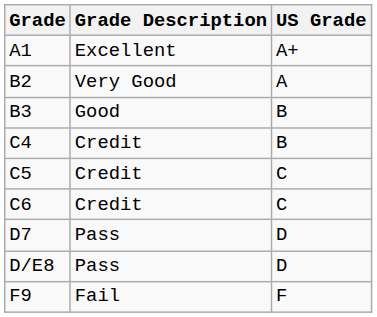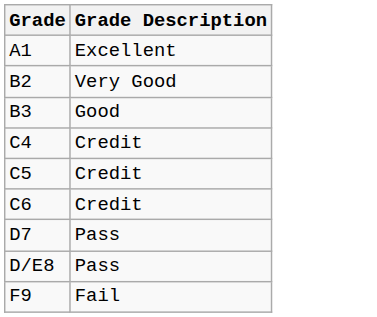- column: (321, 20)
